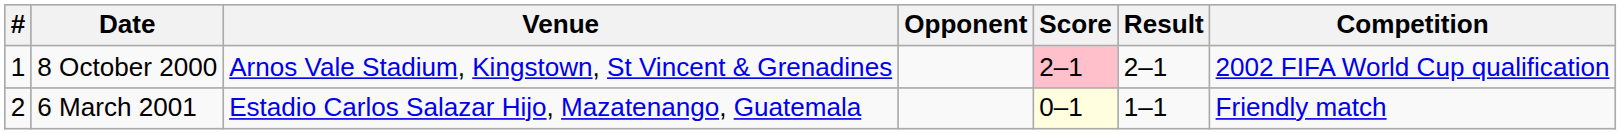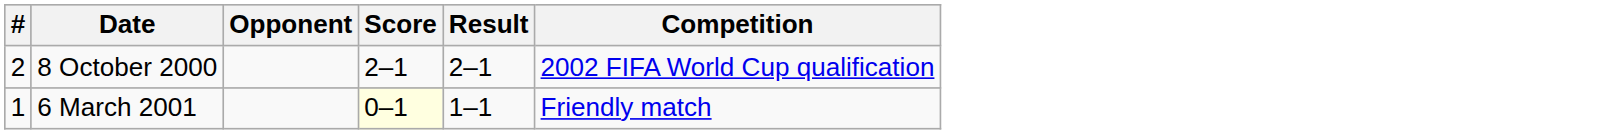- column: (561, 25)
(18, 66) 1 -> (18, 66) 2
(1061, 66) pink background -> (386, 66) no background
(18, 107) 2 -> (18, 107) 1
